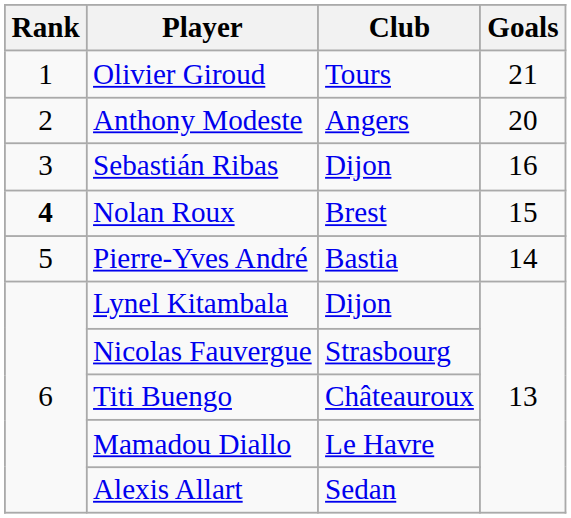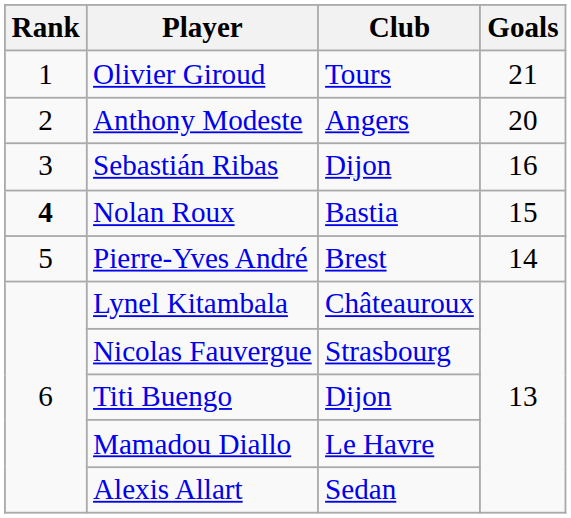(356, 212) Brest -> (361, 212) Bastia
(361, 258) Bastia -> (356, 258) Brest
(358, 304) Dijon -> (399, 304) Châteauroux
(399, 397) Châteauroux -> (358, 397) Dijon
